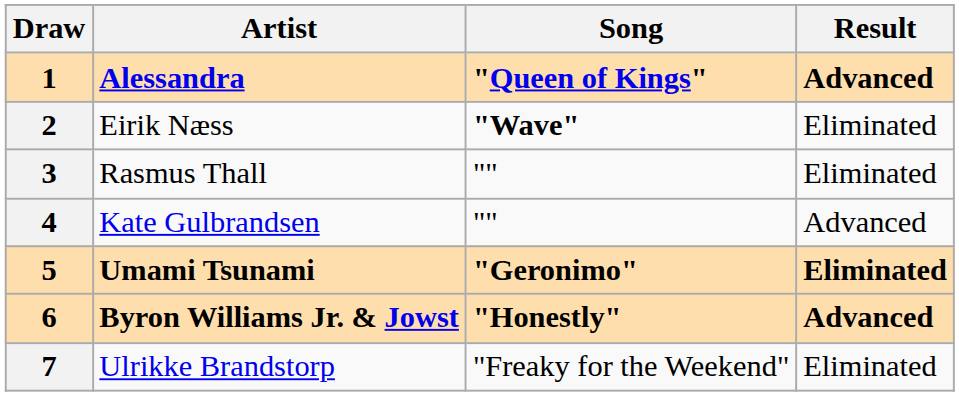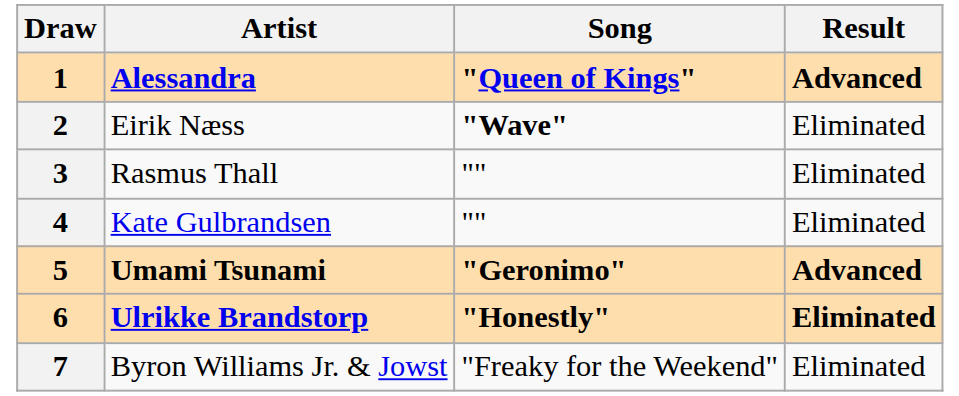(865, 221) Advanced -> (859, 221) Eliminated
(875, 269) Eliminated -> (857, 269) Advanced
(279, 317) Byron Williams Jr. & Jowst -> (239, 317) Ulrikke Brandstorp
(868, 317) Advanced -> (864, 317) Eliminated
(217, 366) Ulrikke Brandstorp -> (279, 366) Byron Williams Jr. & Jowst
